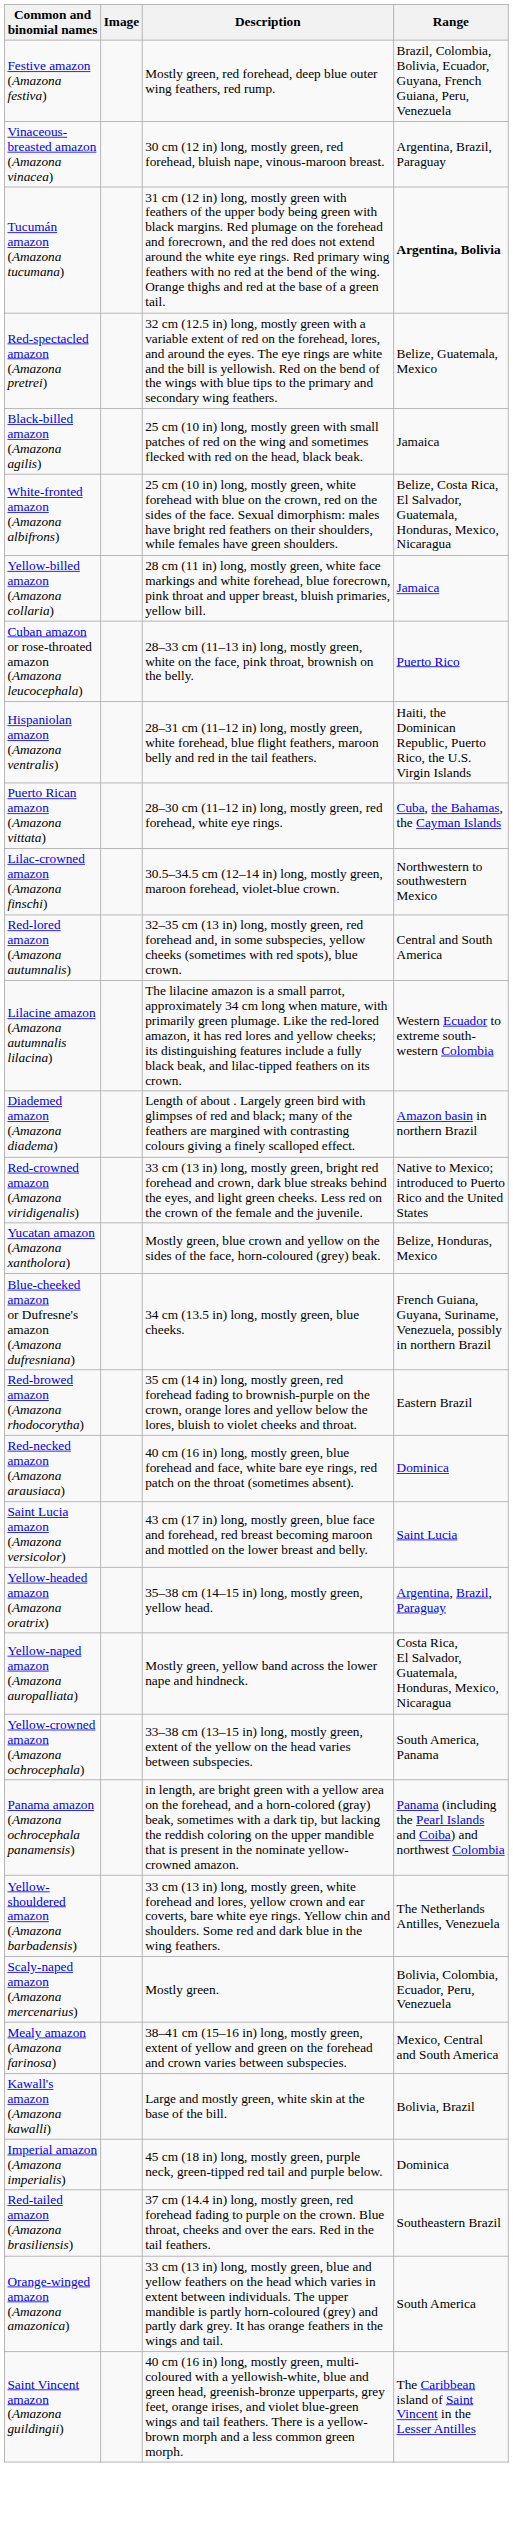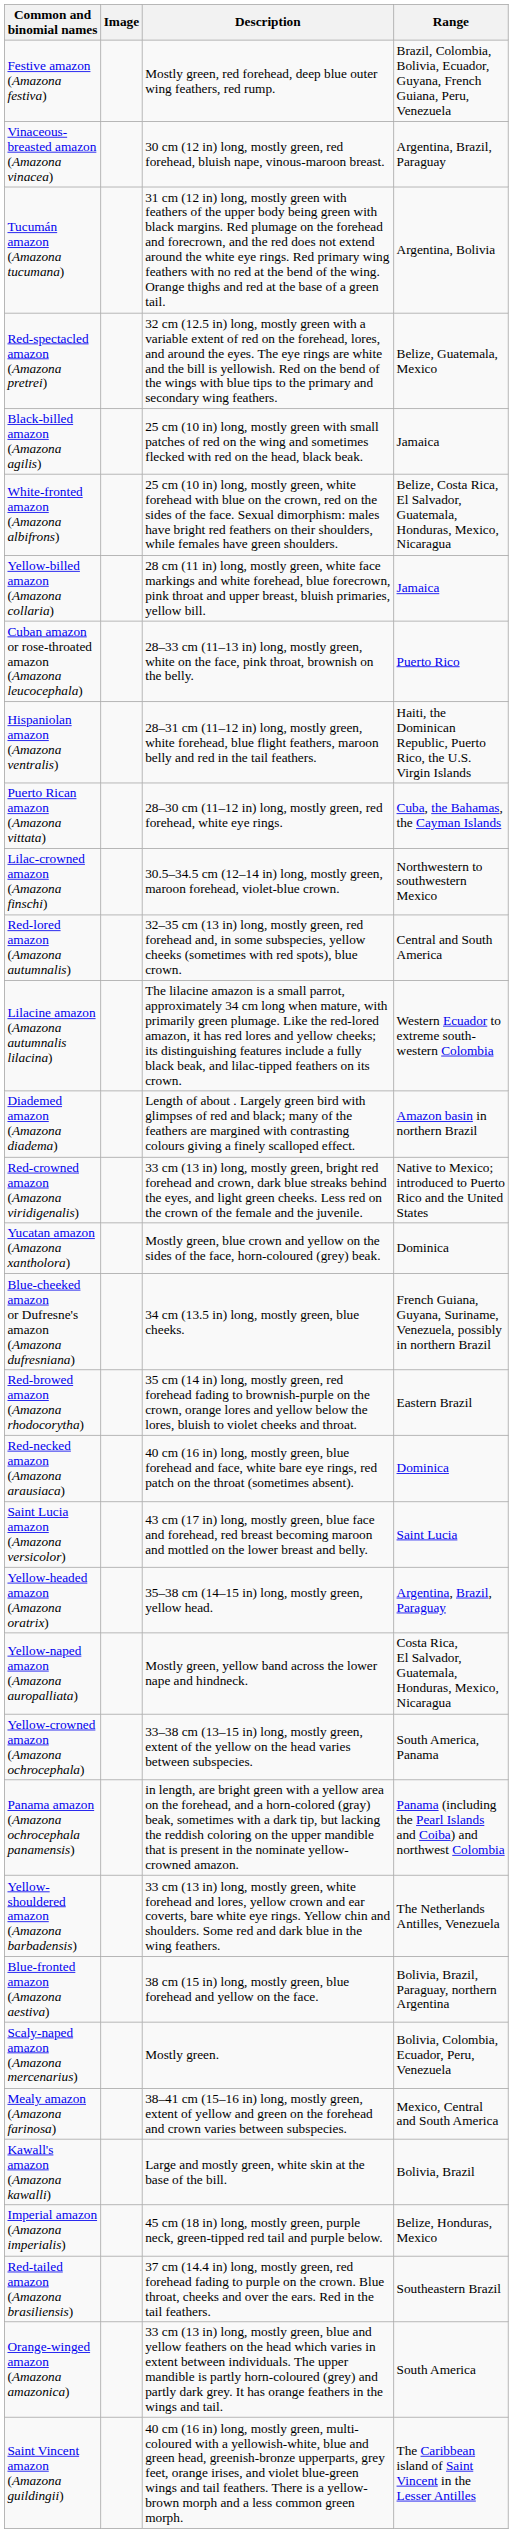(449, 250) bold -> (446, 250) normal
(444, 1248) Belize, Honduras, Mexico -> (423, 1248) Dominica
+ row: (41, 1989)
(423, 2164) Dominica -> (444, 2230) Belize, Honduras, Mexico
